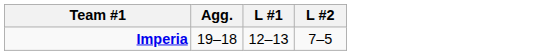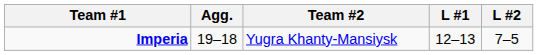+ column: (336, 15)
